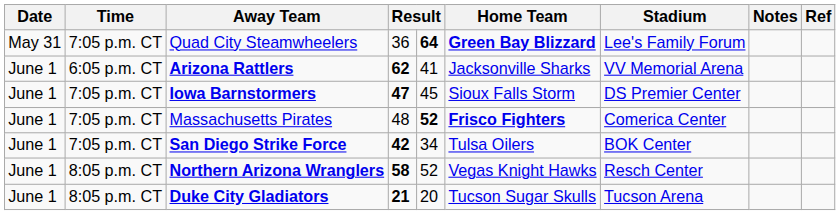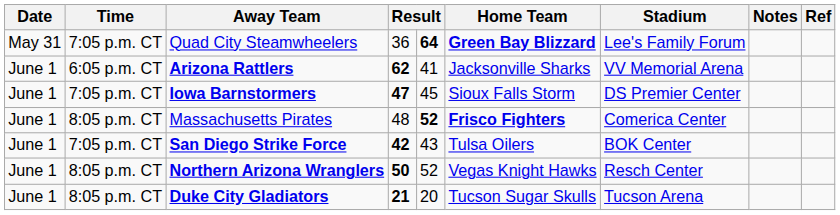(115, 119) 7:05 p.m. CT -> (115, 119) 8:05 p.m. CT
(429, 145) 34 -> (429, 145) 43
(401, 171) 58 -> (401, 171) 50
